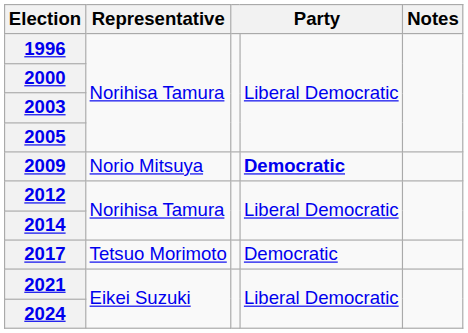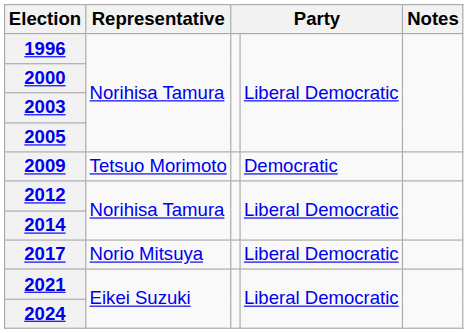(146, 166) Norio Mitsuya -> (158, 166) Tetsuo Morimoto
(294, 166) bold -> (291, 166) normal
(158, 254) Tetsuo Morimoto -> (146, 254) Norio Mitsuya
(291, 254) Democratic -> (321, 254) Liberal Democratic
